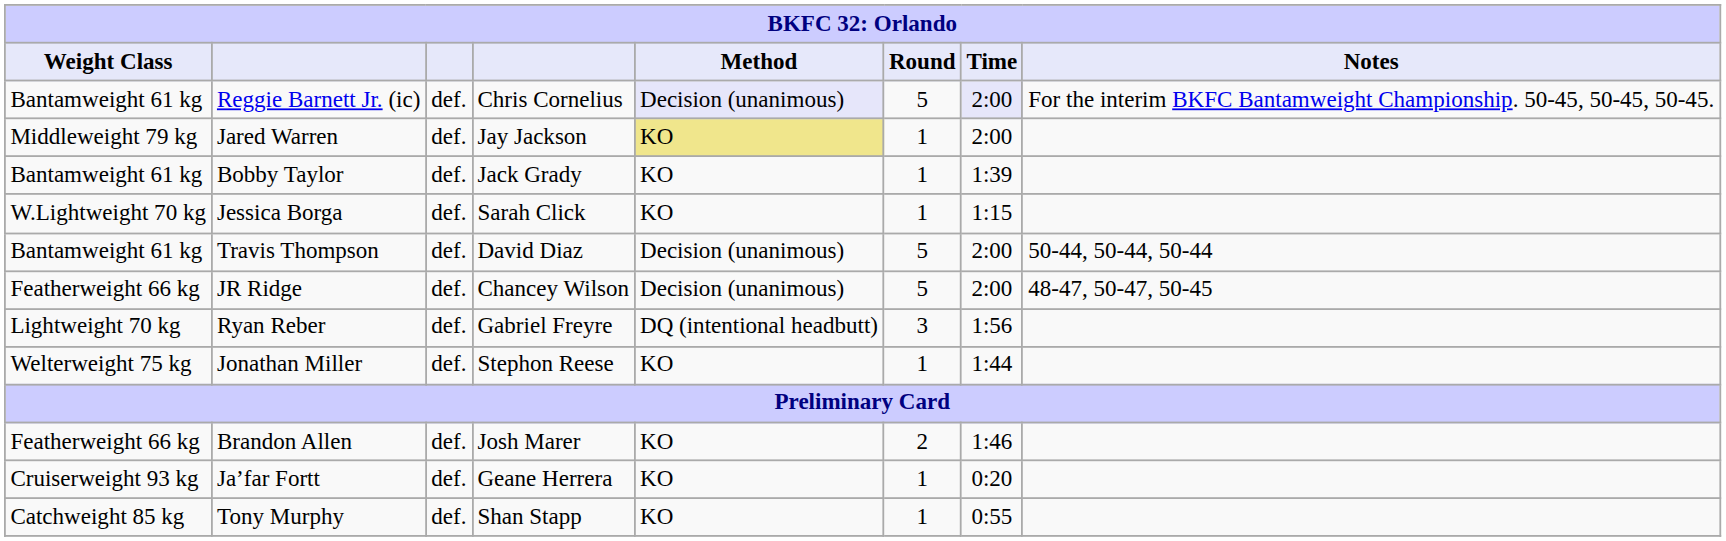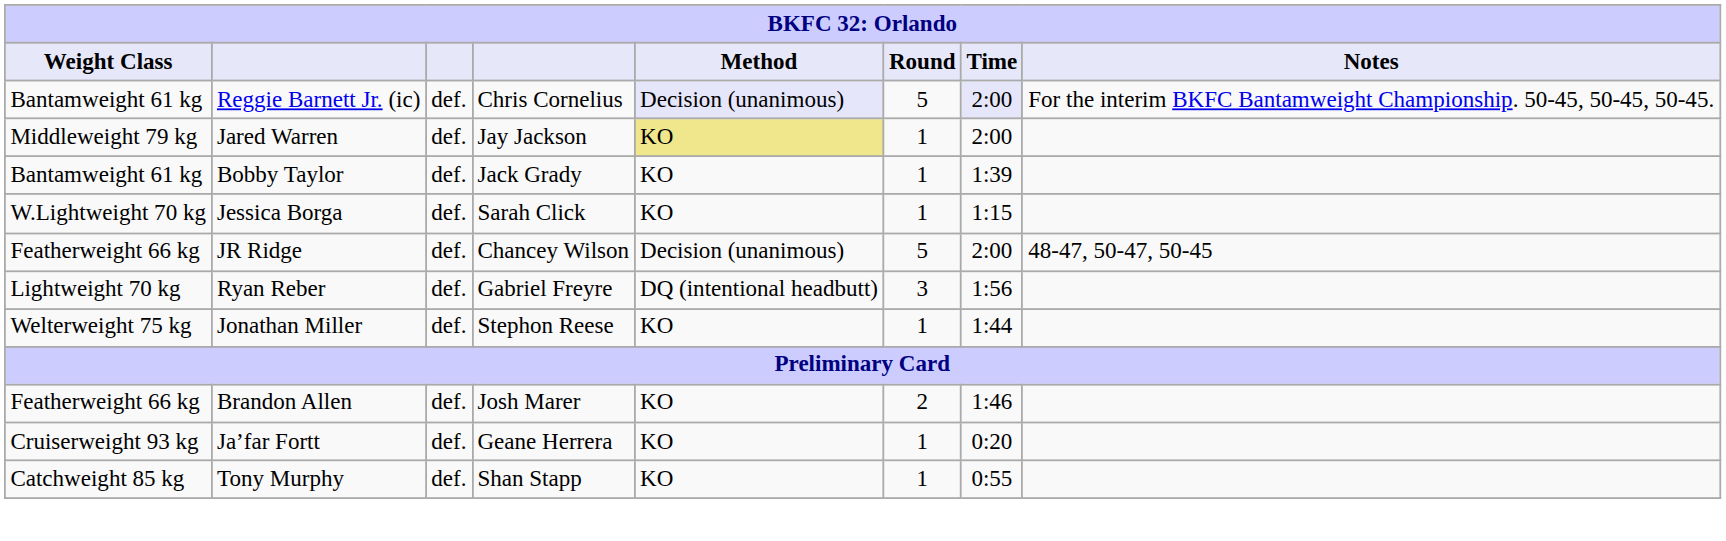- row: (298, 251)
